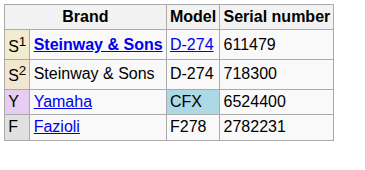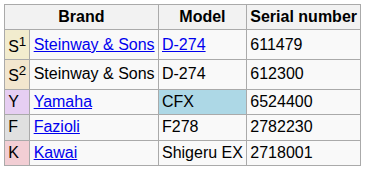(98, 44) bold -> (94, 44) normal
(250, 74) 718300 -> (277, 74) 612300
(255, 127) 2782231 -> (281, 127) 2782230
+ row: (14, 152)
